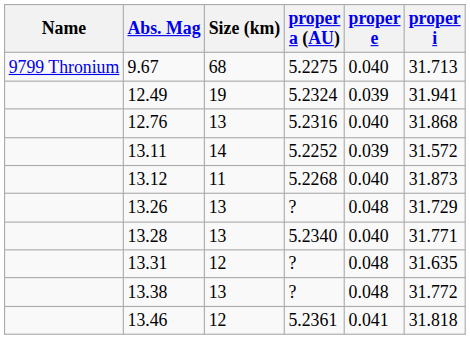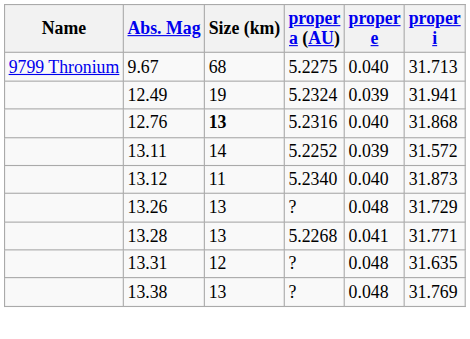(218, 123) normal -> (218, 123) bold
(313, 179) 5.2268 -> (313, 179) 5.2340
(313, 235) 5.2340 -> (313, 235) 5.2268
(369, 235) 0.040 -> (369, 235) 0.041
(433, 292) 31.772 -> (433, 292) 31.769
- row: (147, 320)
